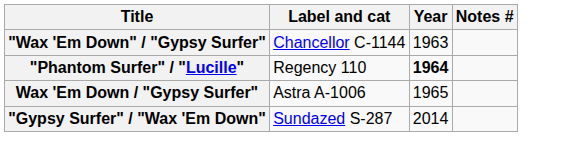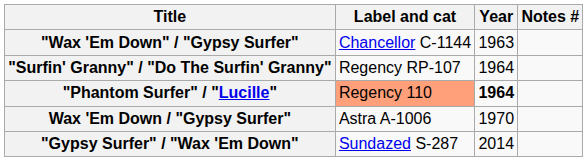+ row: (170, 67)
(320, 67) no background -> (385, 93) lightsalmon background
(431, 93) 1965 -> (496, 118) 1970
